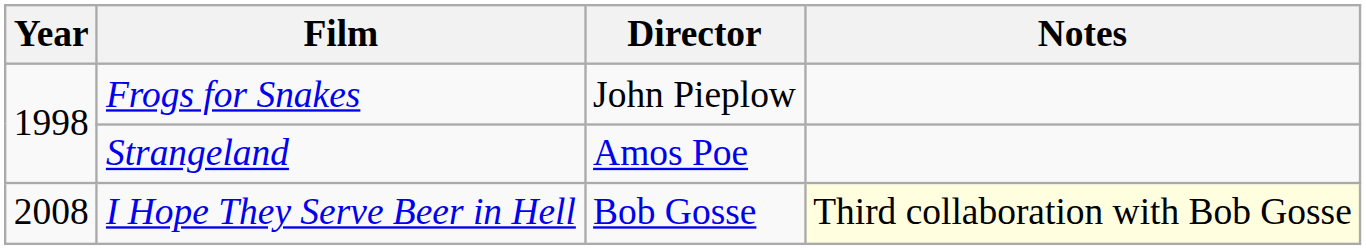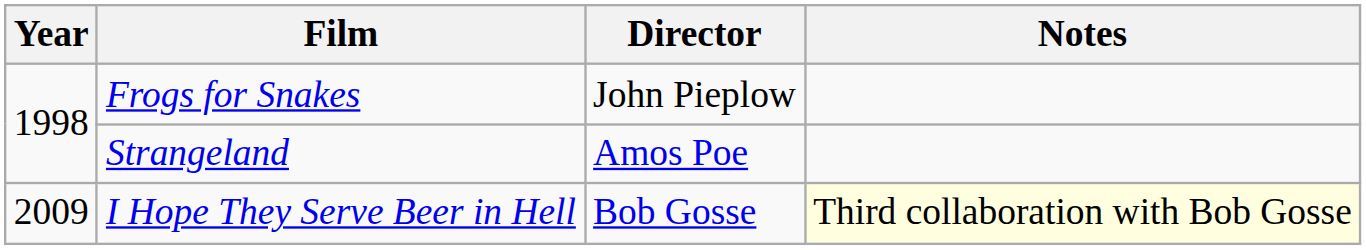(51, 212) 2008 -> (51, 212) 2009
